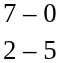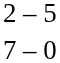rows swapped: (30, 50) <-> (30, 13)
